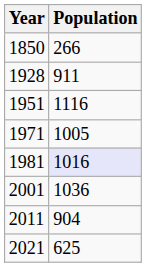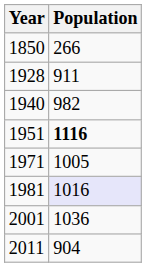+ row: (27, 104)
(71, 104) normal -> (70, 133) bold
- row: (27, 248)
